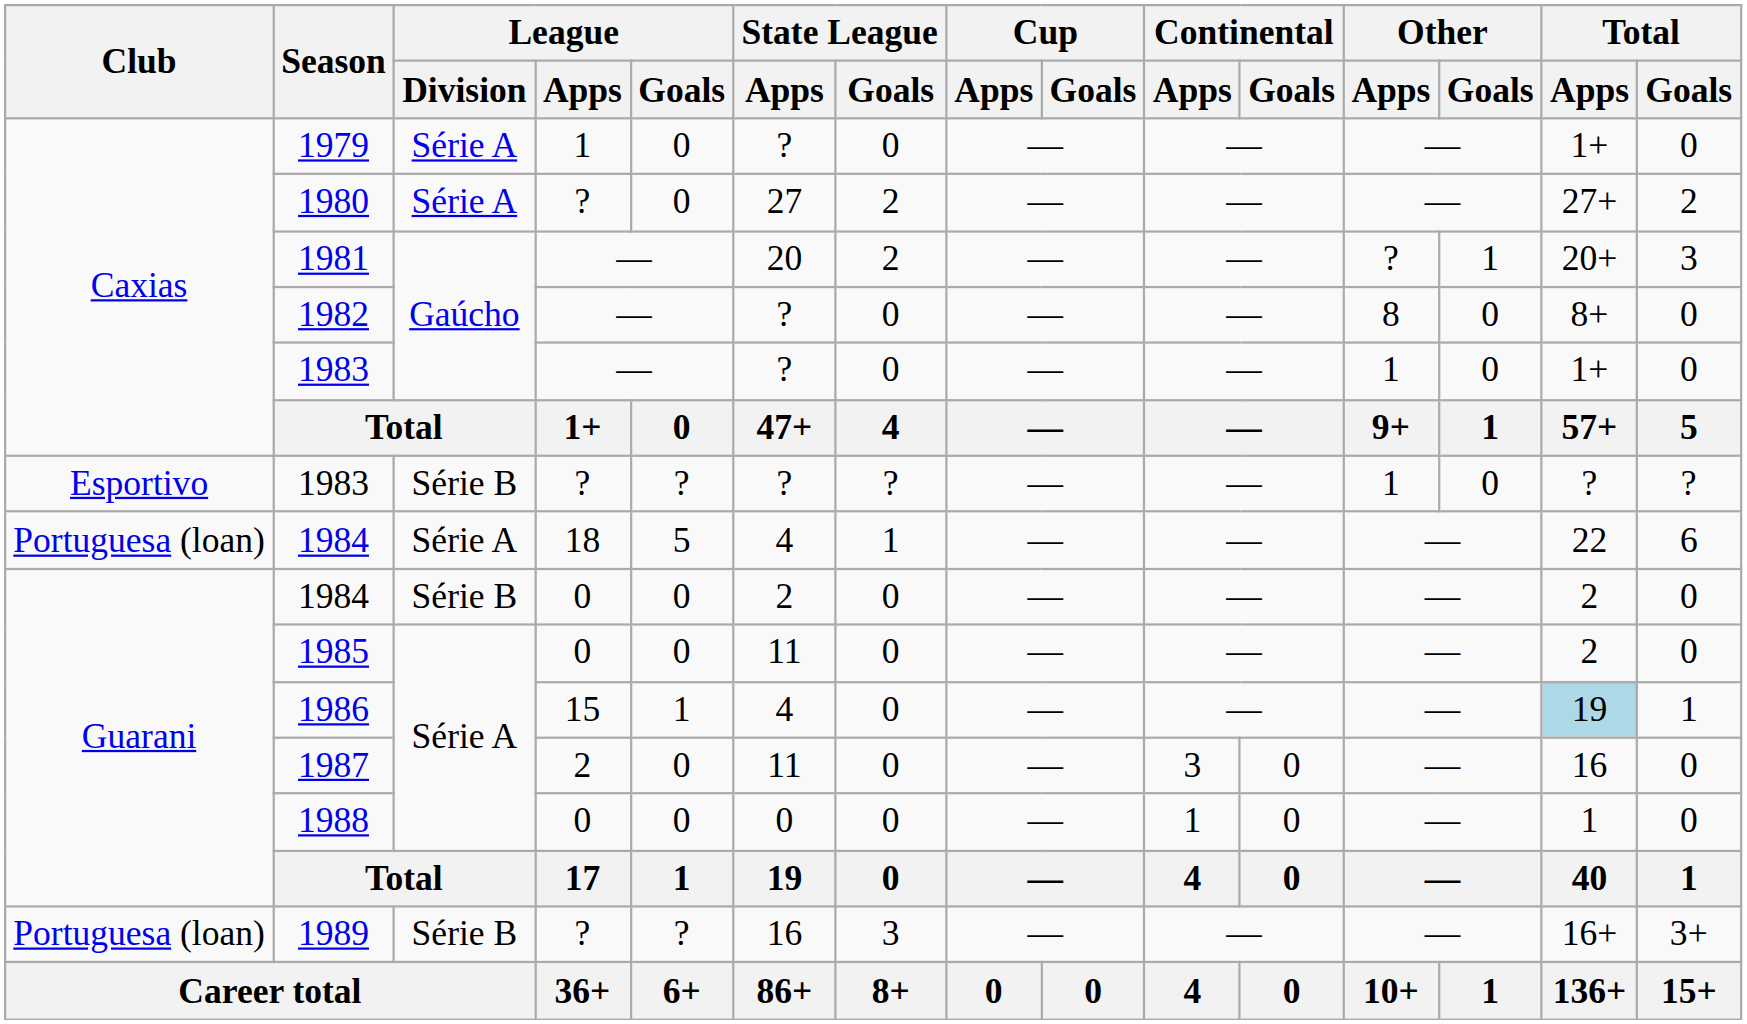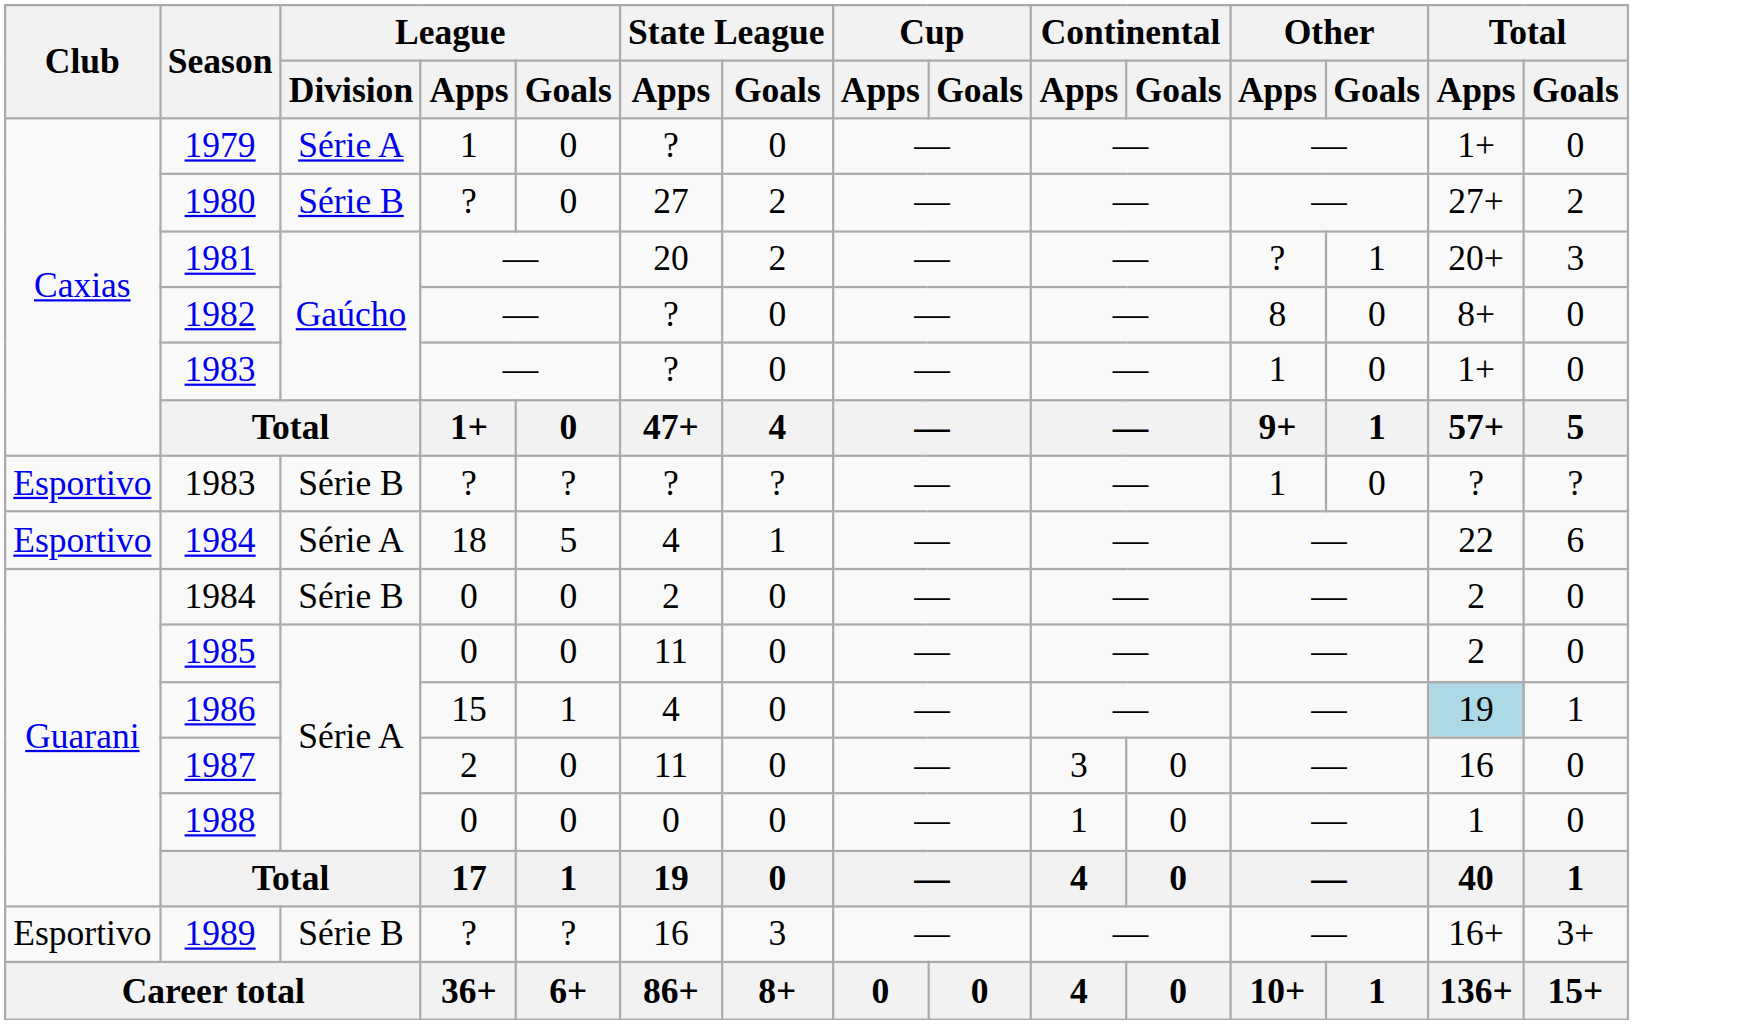(464, 201) Série A -> (351, 201) Série B
(139, 539) Portuguesa (loan) -> (82, 539) Esportivo
(139, 933) Portuguesa (loan) -> (82, 933) Esportivo
